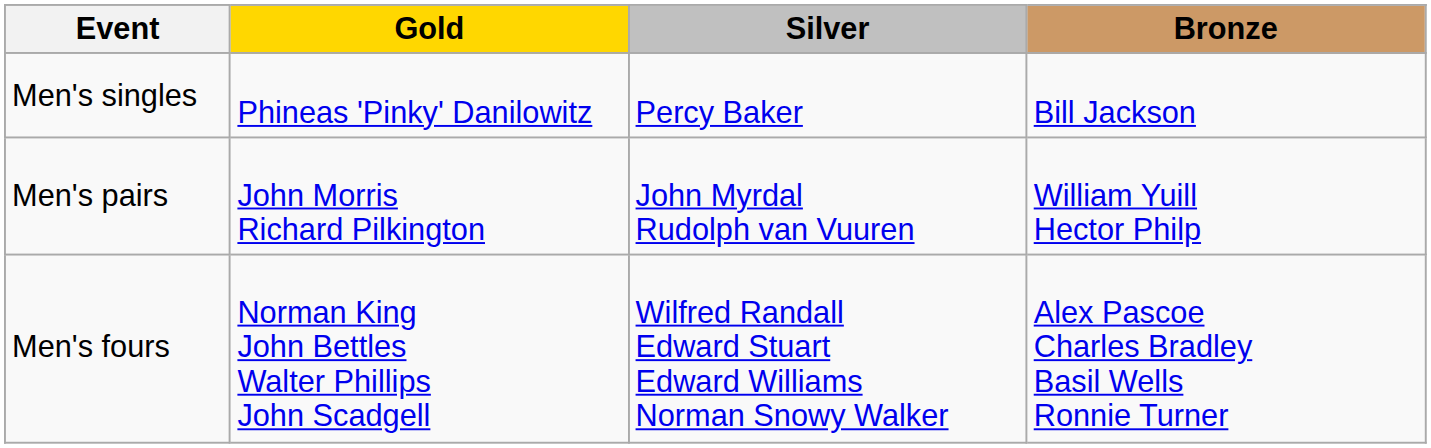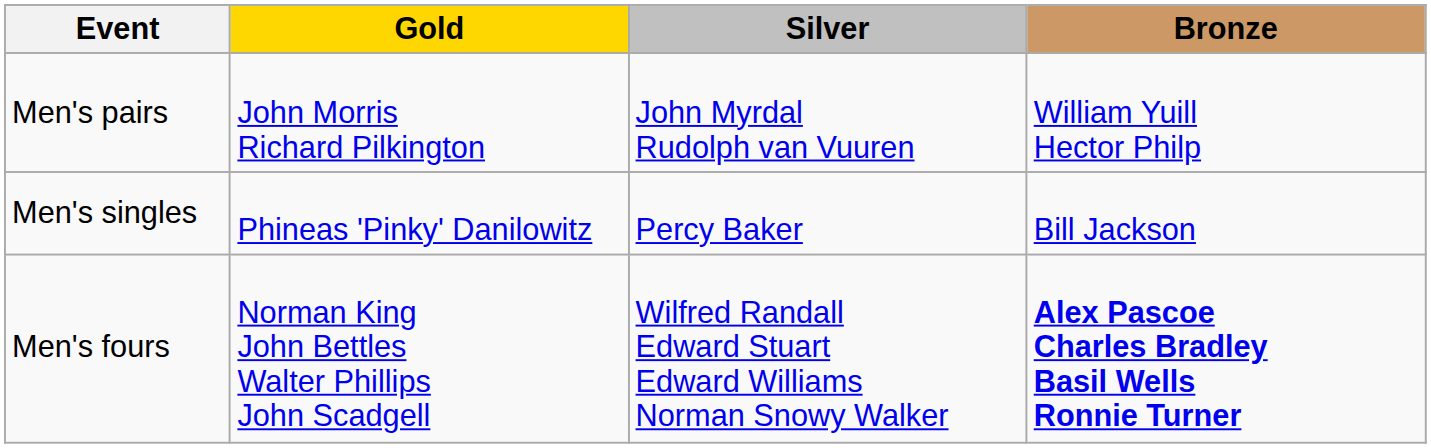rows swapped: (105, 94) <-> (90, 195)
(1143, 365) normal -> (1151, 365) bold
